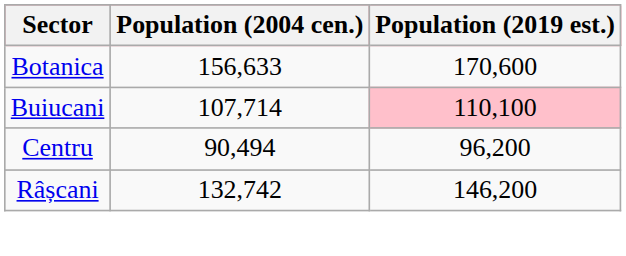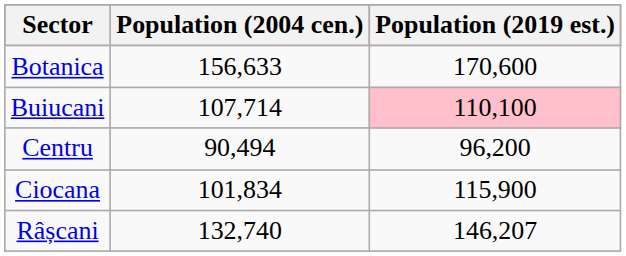+ row: (58, 189)
(240, 189) 132,742 -> (240, 230) 132,740
(495, 189) 146,200 -> (495, 230) 146,207
